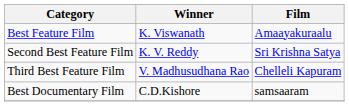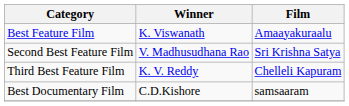(169, 52) K. V. Reddy -> (194, 52) V. Madhusudhana Rao
(194, 71) V. Madhusudhana Rao -> (169, 71) K. V. Reddy
